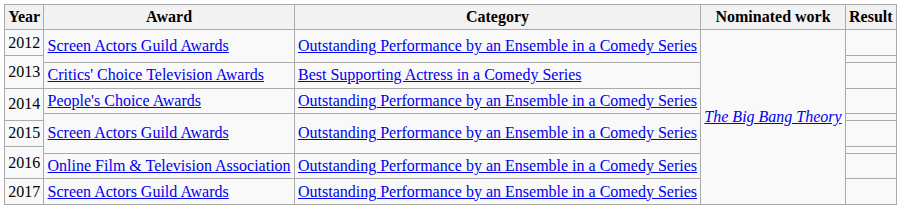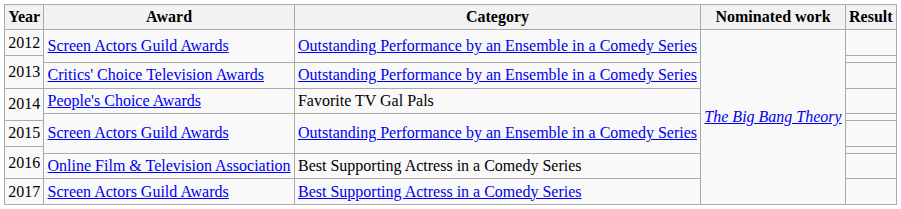(440, 75) Best Supporting Actress in a Comedy Series -> (497, 75) Outstanding Performance by an Ensemble in a Comedy Series
(497, 100) Outstanding Performance by an Ensemble in a Comedy Series -> (366, 100) Favorite TV Gal Pals
(497, 166) Outstanding Performance by an Ensemble in a Comedy Series -> (440, 166) Best Supporting Actress in a Comedy Series
(497, 191) Outstanding Performance by an Ensemble in a Comedy Series -> (440, 191) Best Supporting Actress in a Comedy Series
